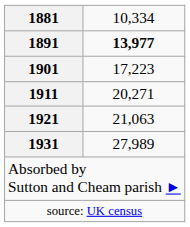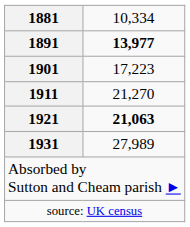(133, 93) 20,271 -> (133, 93) 21,270
(133, 119) normal -> (133, 119) bold
